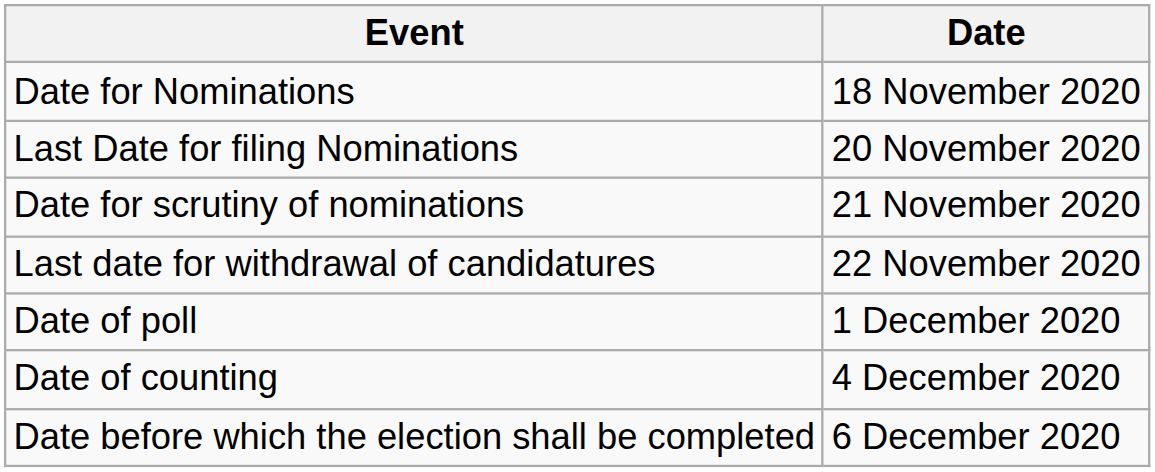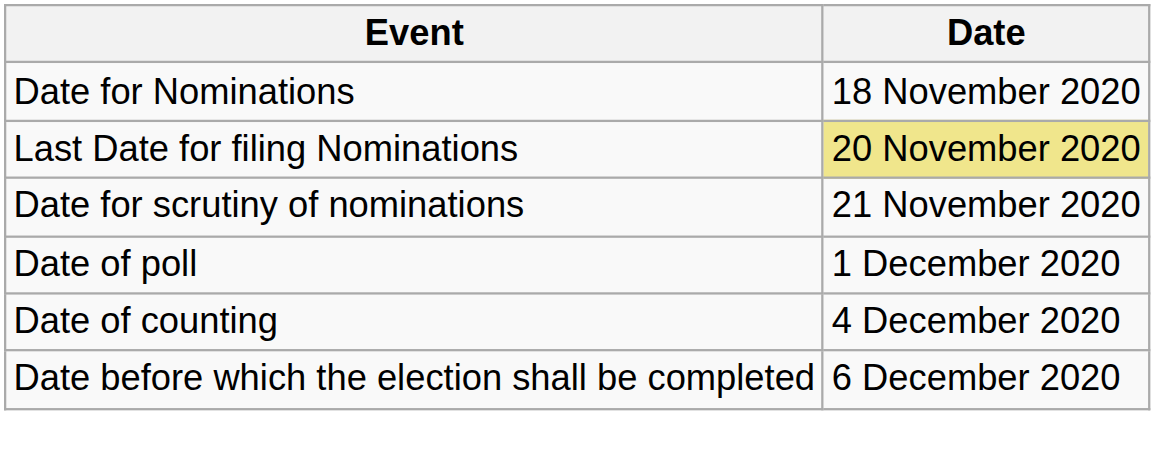(986, 148) no background -> (986, 148) khaki background
- row: (335, 263)
